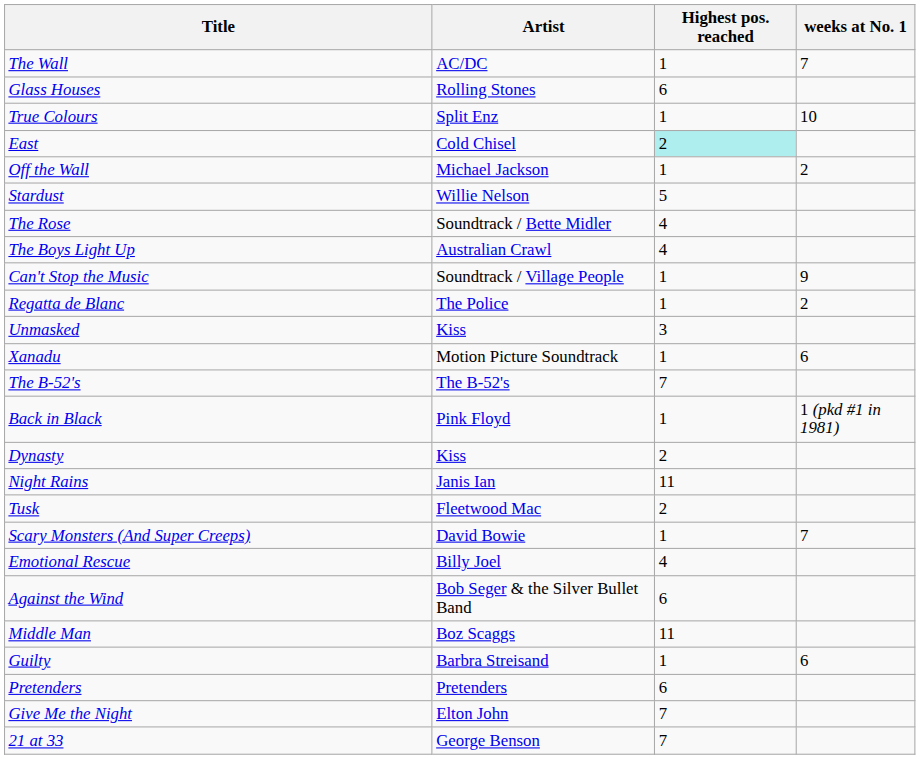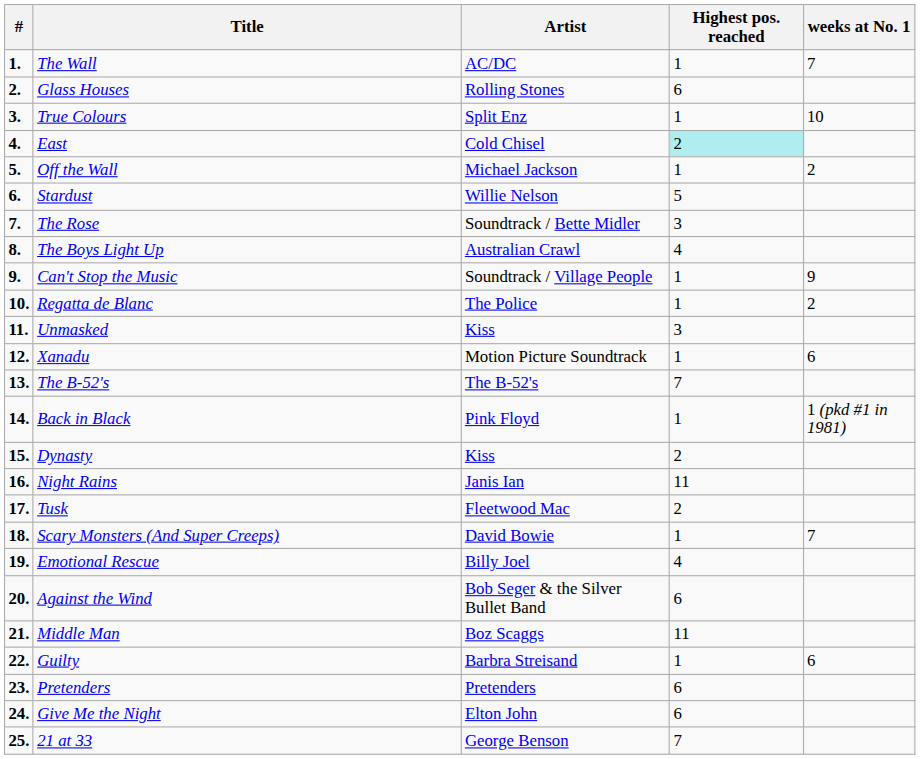+ column: (19, 27)
(663, 223) 4 -> (678, 223) 3
(663, 713) 7 -> (678, 713) 6
